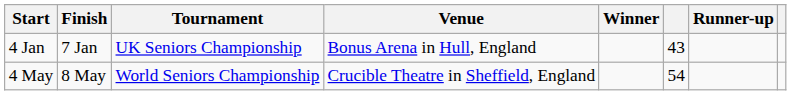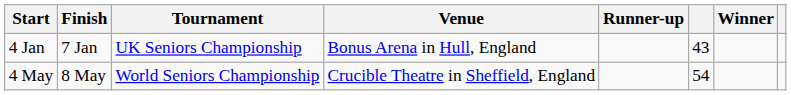columns swapped: (631, 19) <-> (733, 19)
